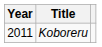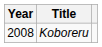(20, 33) 2011 -> (20, 33) 2008
